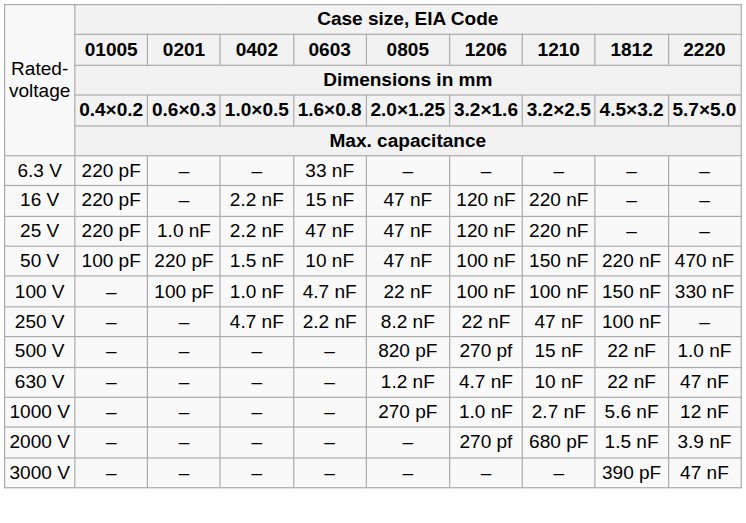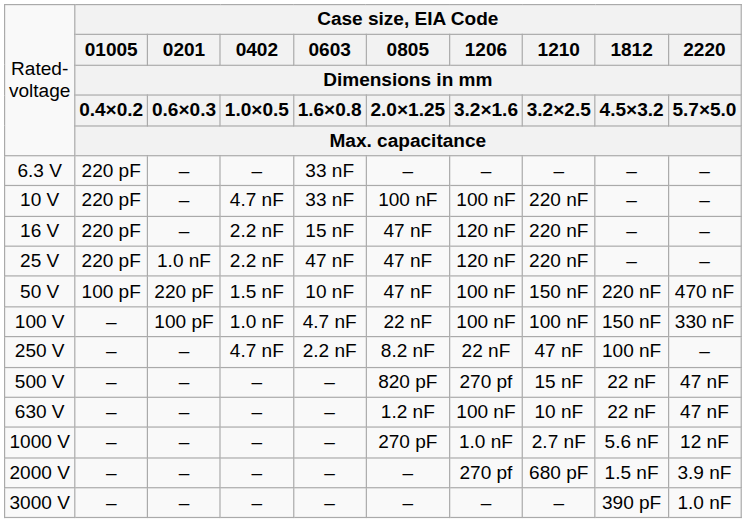+ row: (40, 200)
(704, 351) 1.0 nF -> (704, 381) 47 nF
(486, 381) 4.7 nF -> (486, 412) 100 nF
(704, 472) 47 nF -> (704, 502) 1.0 nF
